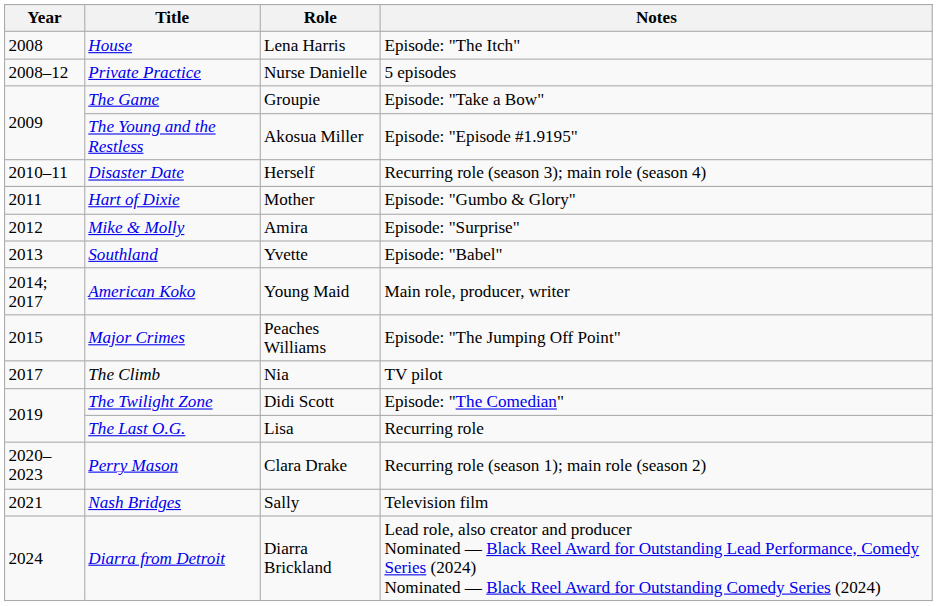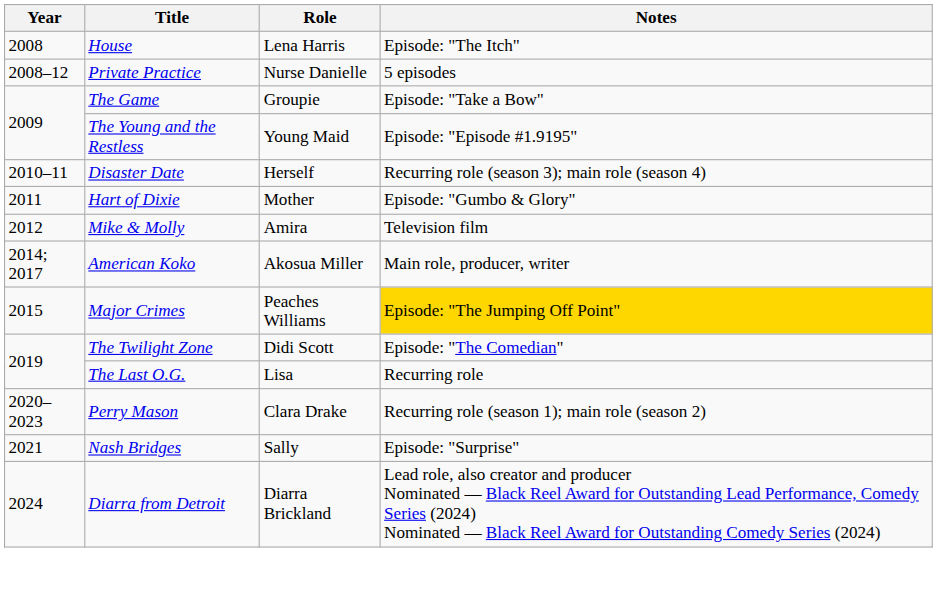(314, 136) Akosua Miller -> (306, 136) Young Maid
(452, 227) Episode: "Surprise" -> (436, 227) Television film
- row: (123, 254)
(307, 291) Young Maid -> (313, 264) Akosua Miller
(503, 337) no background -> (502, 310) gold background
- row: (124, 374)
(436, 502) Television film -> (452, 448) Episode: "Surprise"
